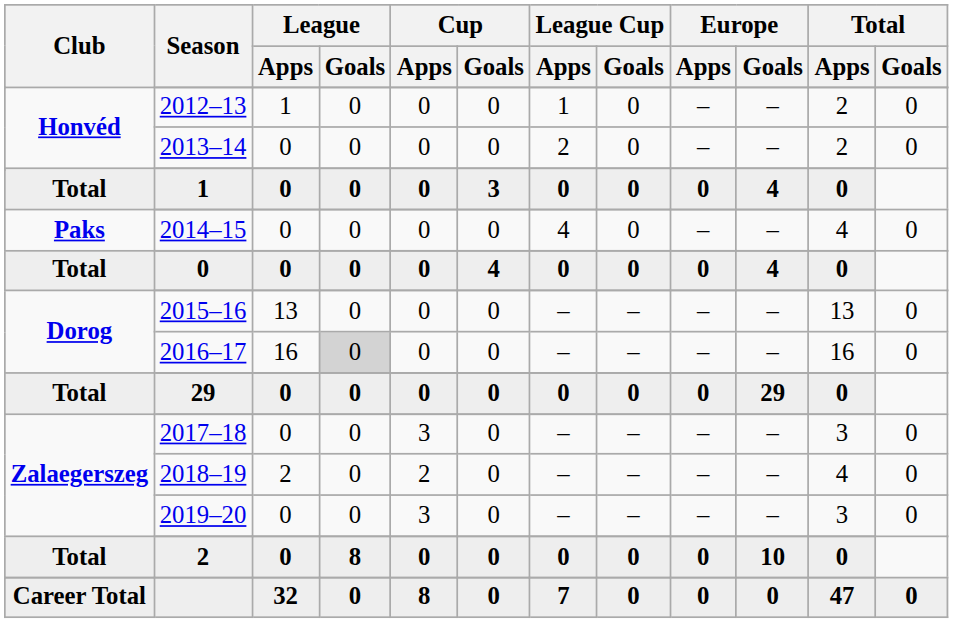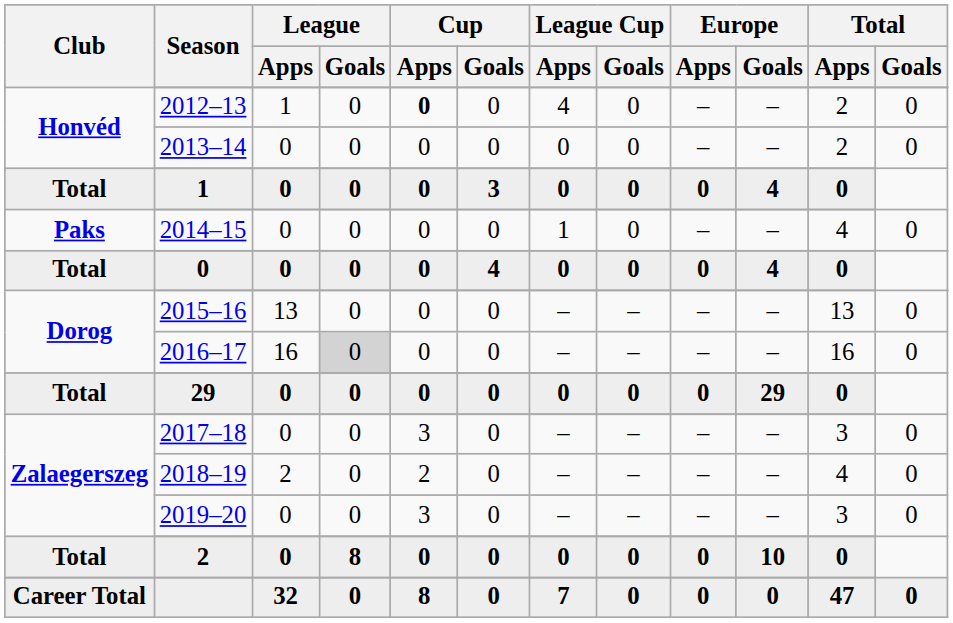(424, 107) normal -> (424, 107) bold
(563, 107) 1 -> (563, 107) 4
(563, 147) 2 -> (563, 147) 0
(563, 229) 4 -> (563, 229) 1
